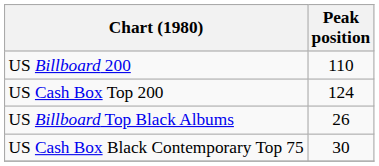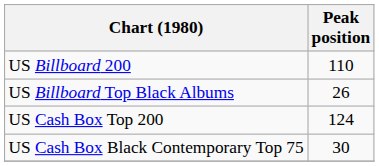rows swapped: (121, 119) <-> (86, 92)
